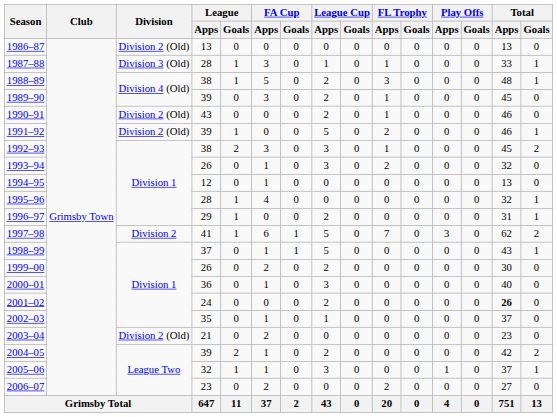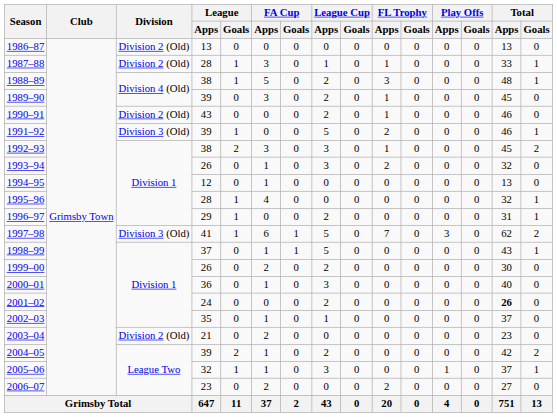(154, 64) Division 3 (Old) -> (154, 64) Division 2 (Old)
(154, 132) Division 2 (Old) -> (154, 132) Division 3 (Old)
(154, 234) Division 2 -> (154, 234) Division 3 (Old)
